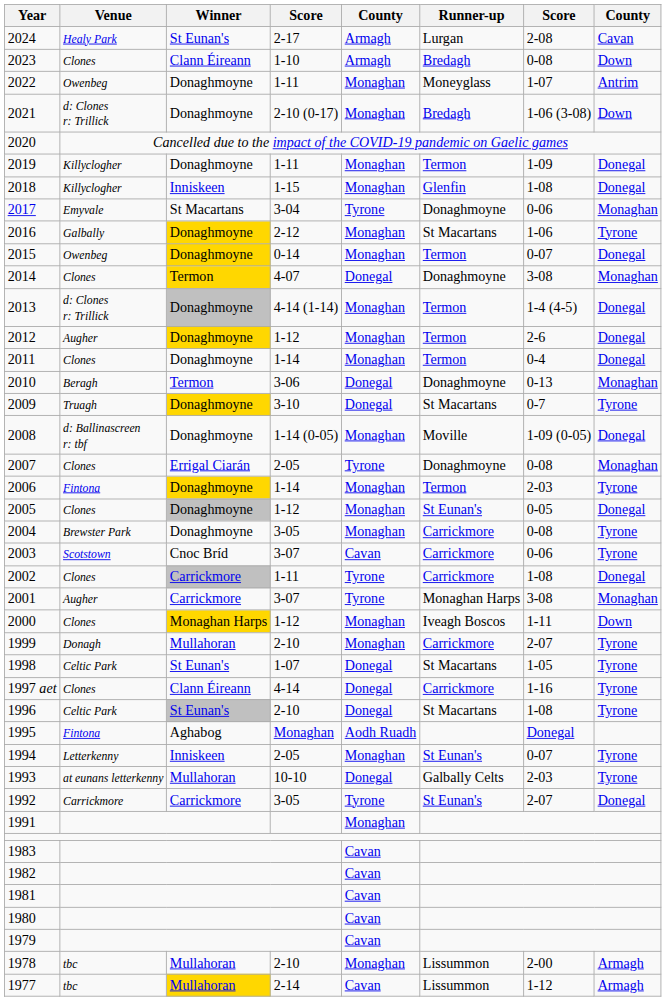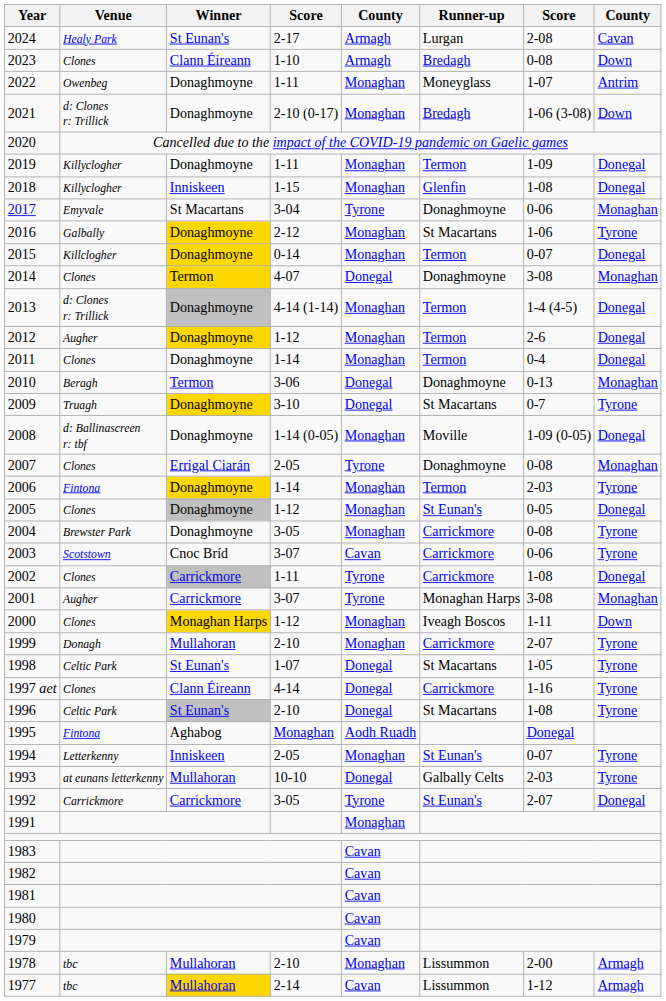(85, 255) Owenbeg -> (90, 255) Killclogher
